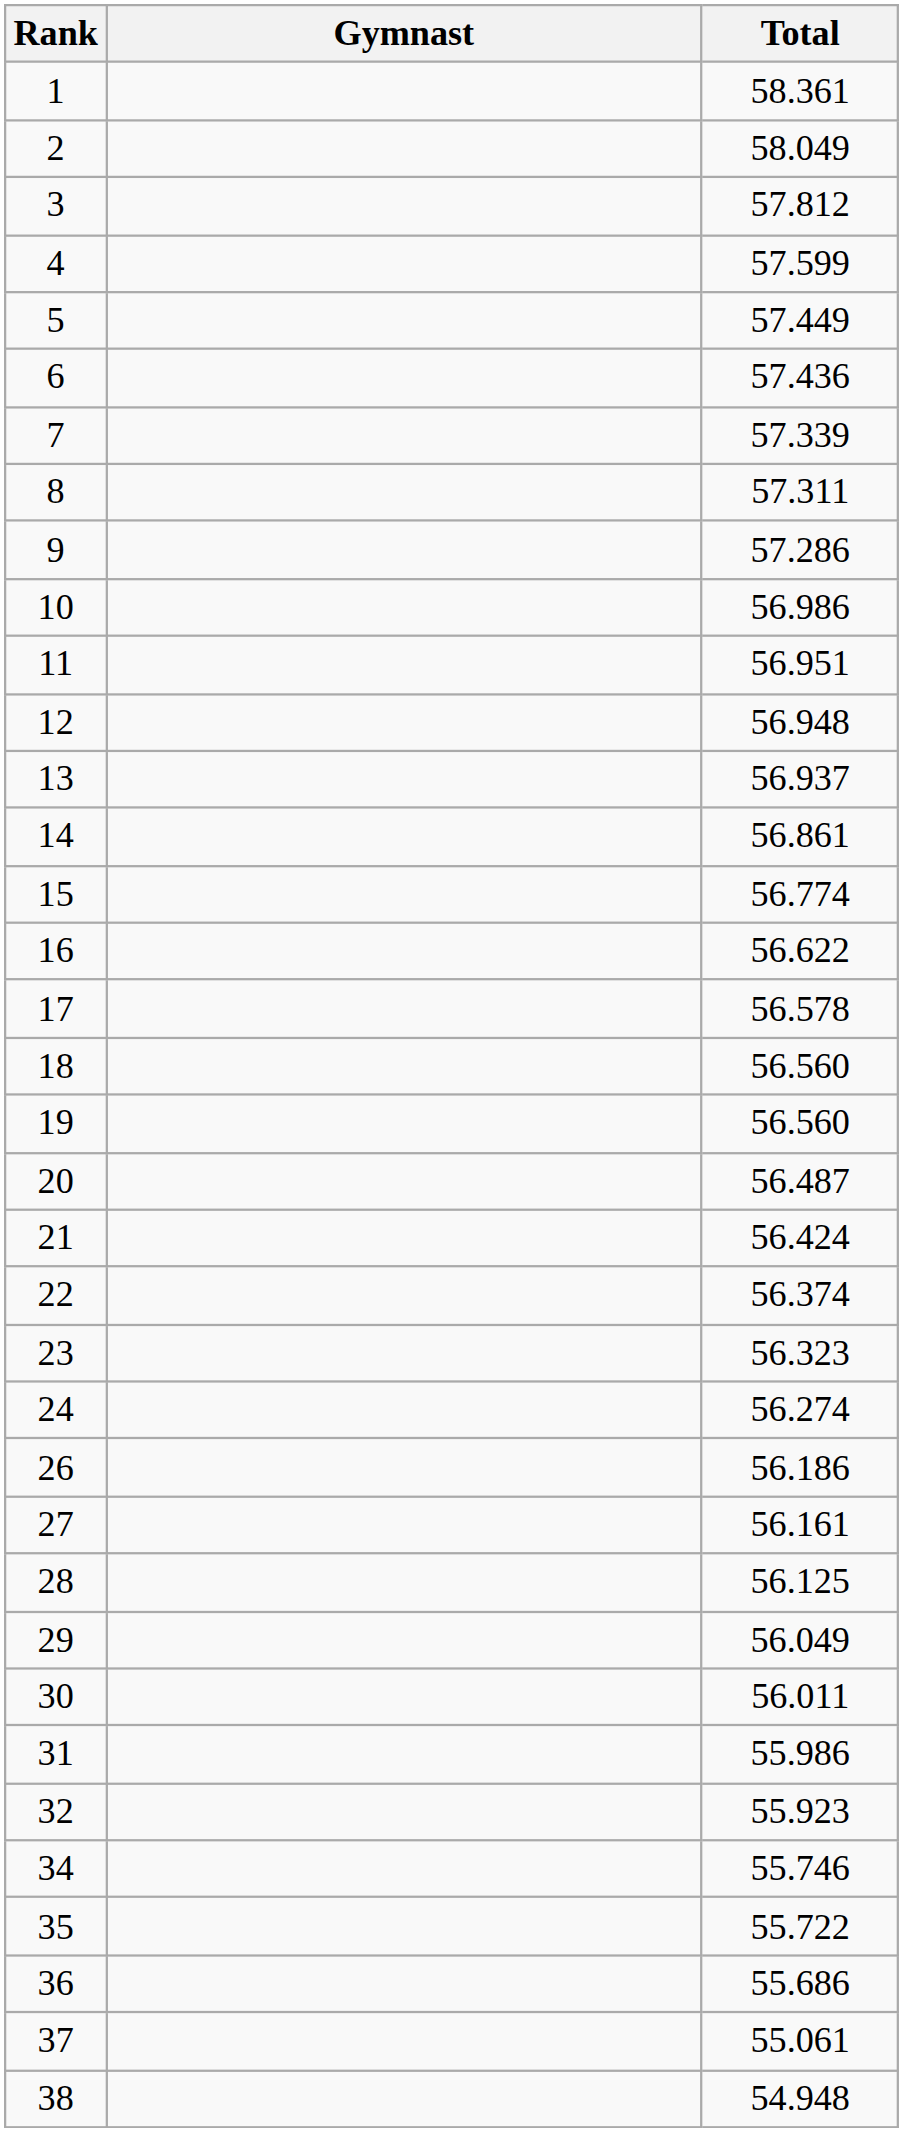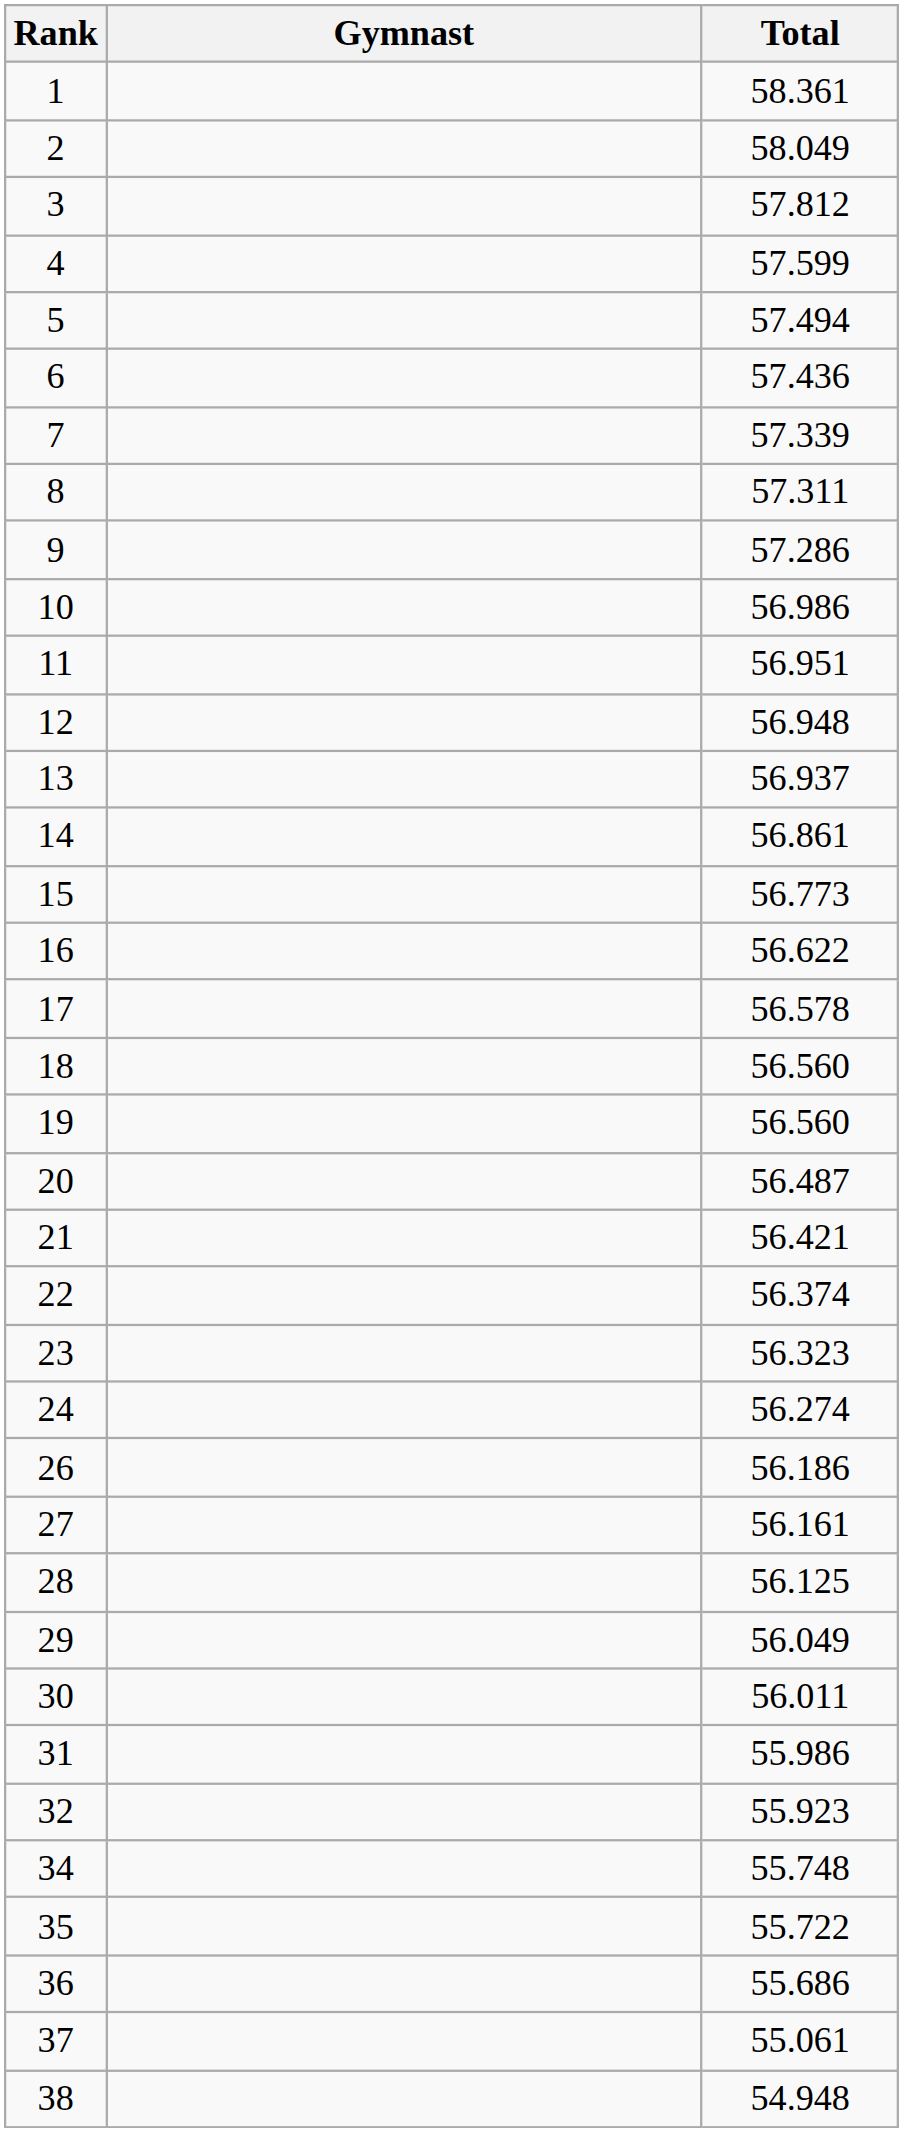(800, 319) 57.449 -> (800, 319) 57.494
(800, 893) 56.774 -> (800, 893) 56.773
(800, 1237) 56.424 -> (800, 1237) 56.421
(800, 1868) 55.746 -> (800, 1868) 55.748
